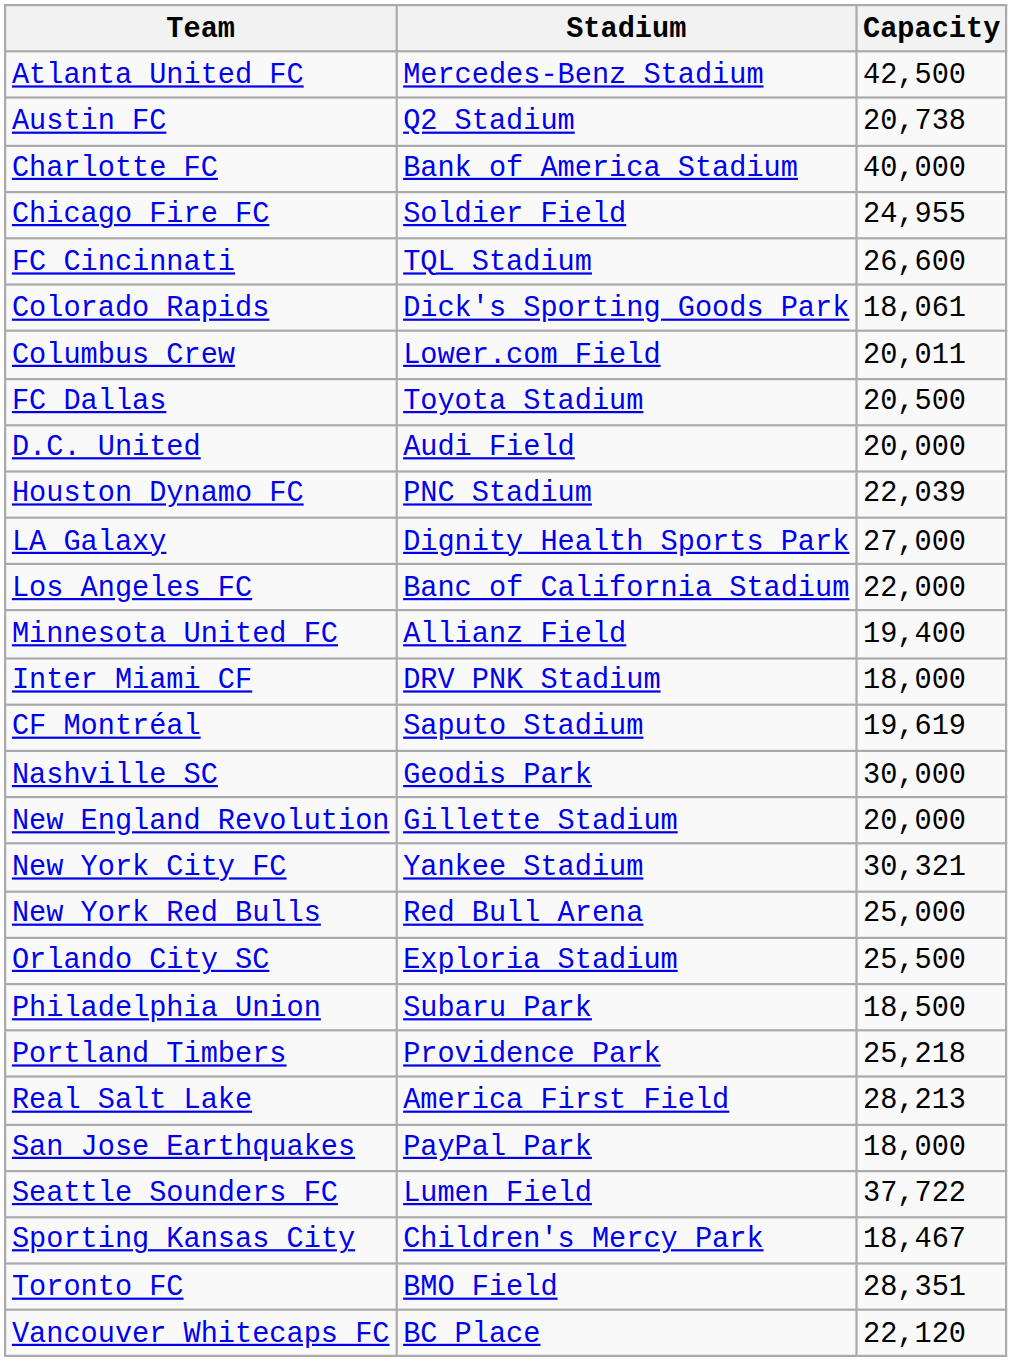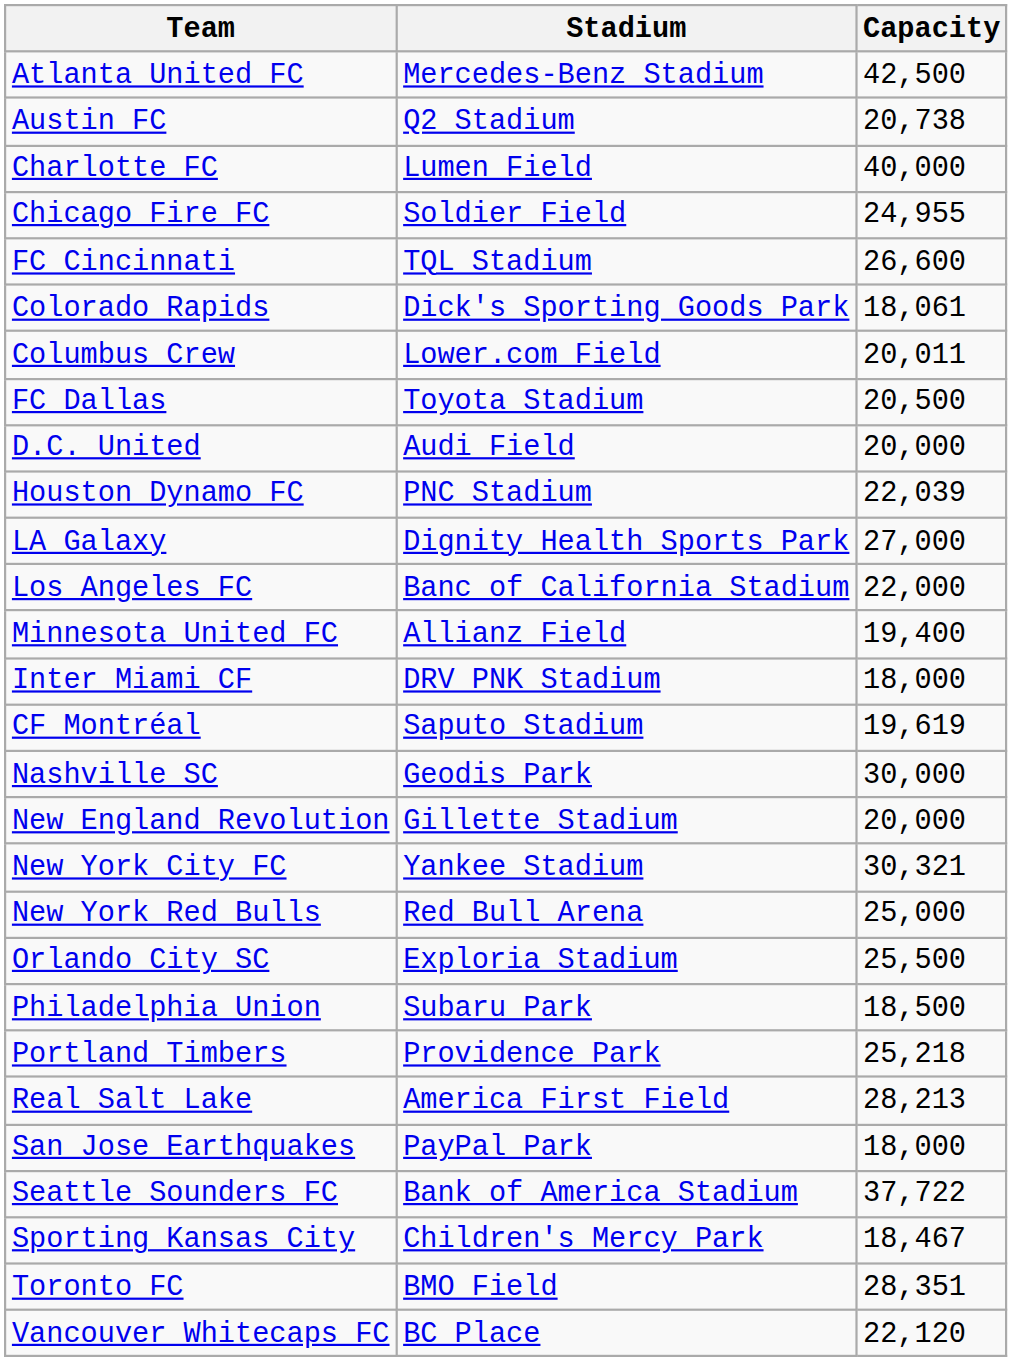(601, 168) Bank of America Stadium -> (498, 168) Lumen Field
(498, 1194) Lumen Field -> (601, 1194) Bank of America Stadium
